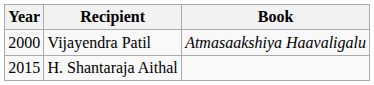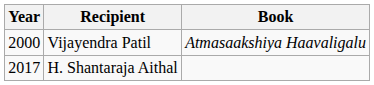(24, 67) 2015 -> (24, 67) 2017
